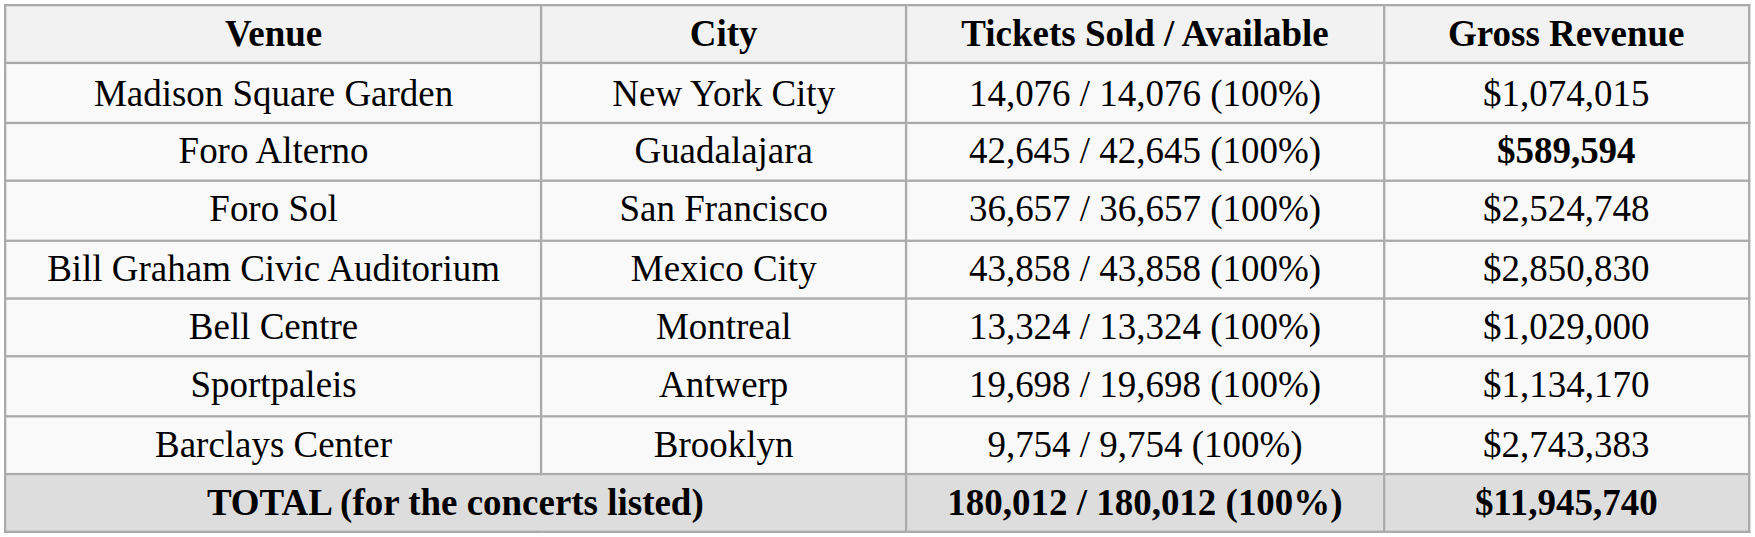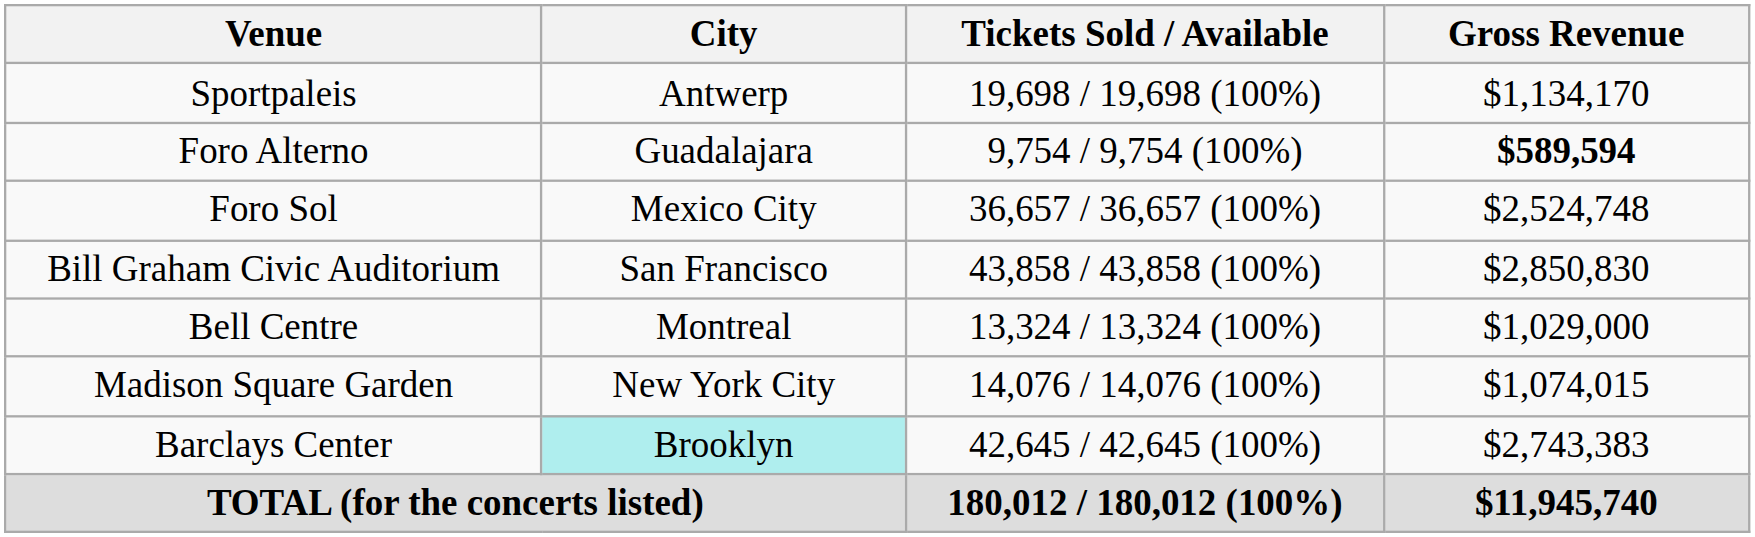rows swapped: (274, 385) <-> (274, 92)
(1145, 151) 42,645 / 42,645 (100%) -> (1145, 151) 9,754 / 9,754 (100%)
(724, 209) San Francisco -> (724, 209) Mexico City
(724, 268) Mexico City -> (724, 268) San Francisco
(724, 444) no background -> (724, 444) paleturquoise background
(1145, 444) 9,754 / 9,754 (100%) -> (1145, 444) 42,645 / 42,645 (100%)
